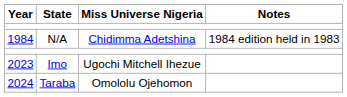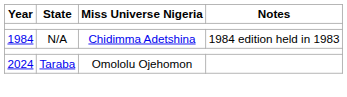- row: (20, 63)
